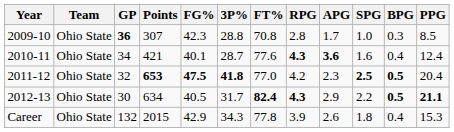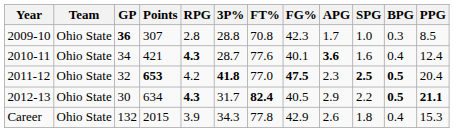columns swapped: (199, 14) <-> (303, 14)
